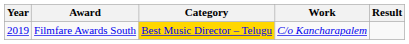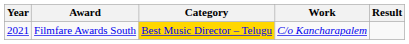(18, 30) 2019 -> (18, 30) 2021
